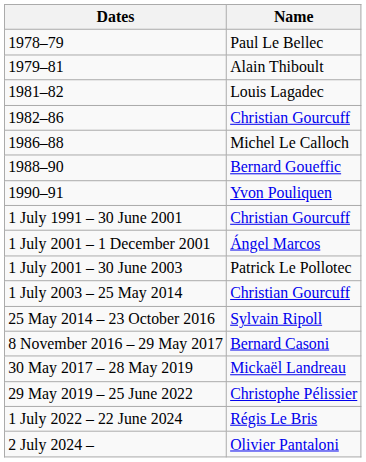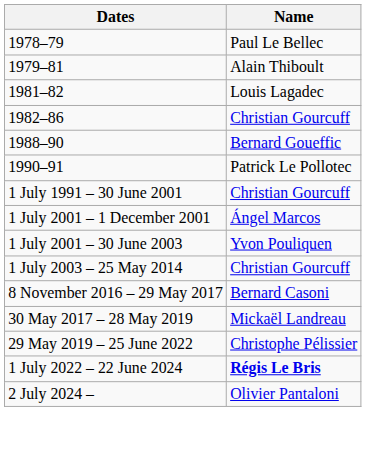- row: (36, 142)
(281, 192) Yvon Pouliquen -> (291, 167) Patrick Le Pollotec
(291, 268) Patrick Le Pollotec -> (281, 243) Yvon Pouliquen
- row: (112, 318)
(274, 419) normal -> (275, 368) bold
